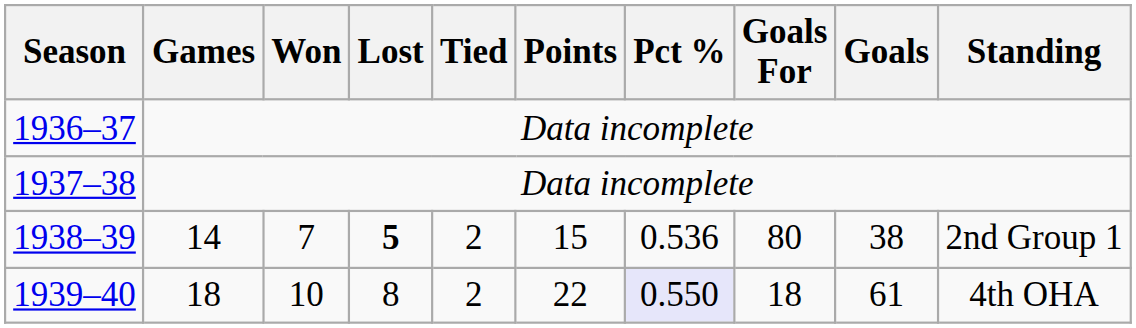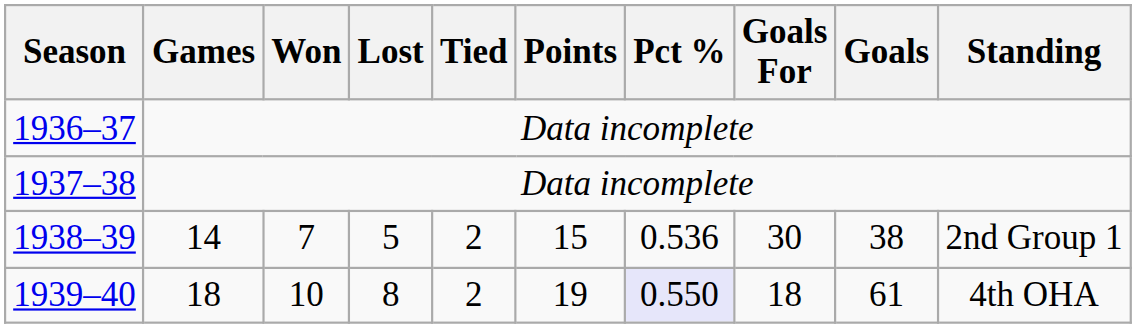(391, 238) bold -> (391, 238) normal
(785, 238) 80 -> (785, 238) 30
(570, 293) 22 -> (570, 293) 19
